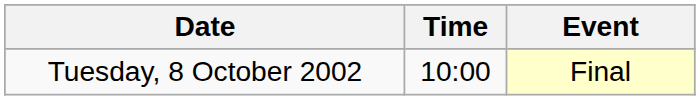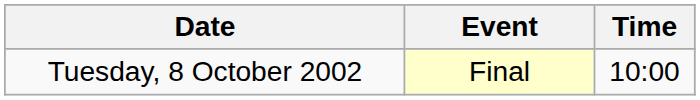columns swapped: (456, 26) <-> (601, 26)
